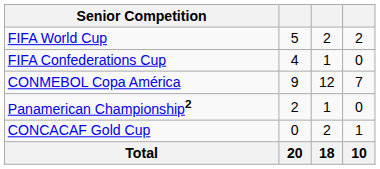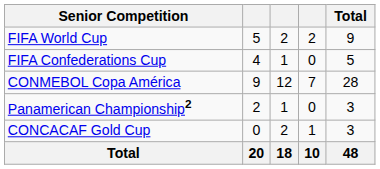+ column: (351, 16)
